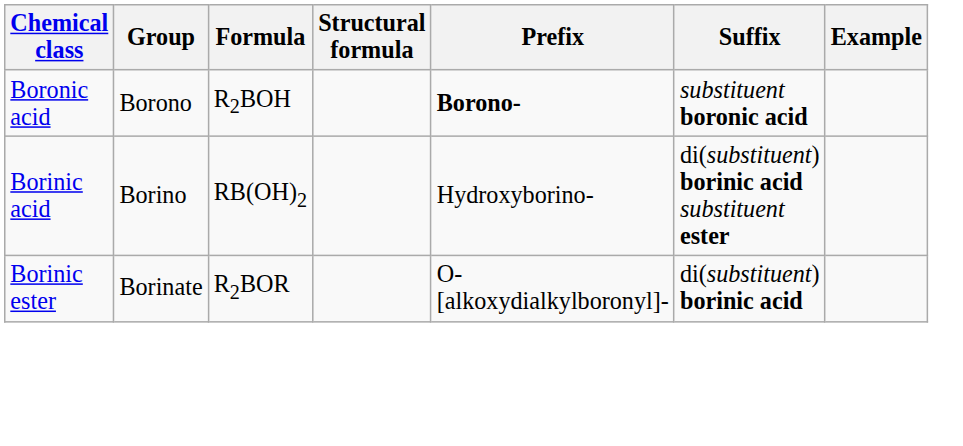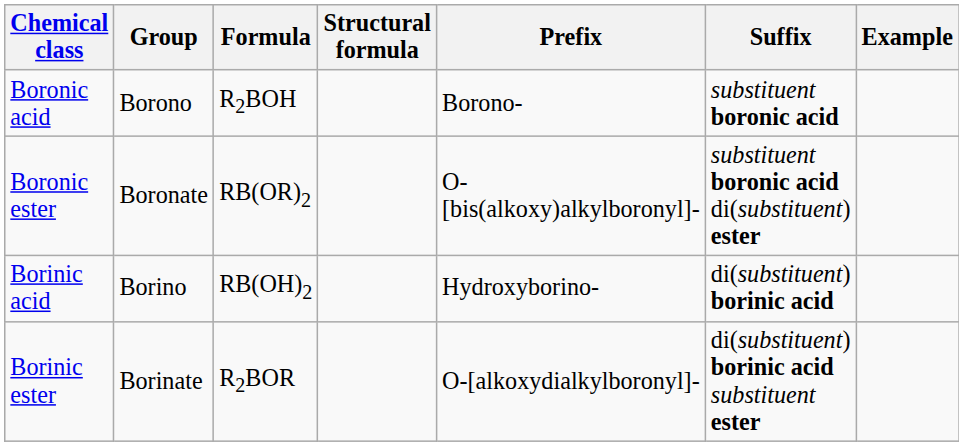(479, 102) bold -> (482, 102) normal
+ row: (49, 195)
(750, 195) di(substituent) borinic acid substituent ester -> (781, 288) di(substituent) borinic acid
(750, 288) di(substituent) borinic acid -> (781, 380) di(substituent) borinic acid substituent ester
